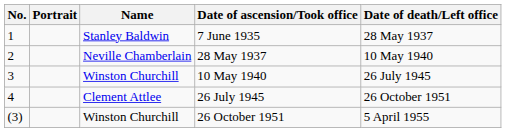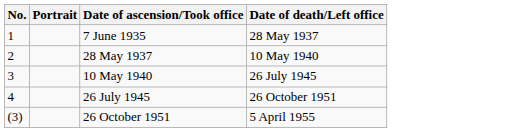- column: (137, 14)
